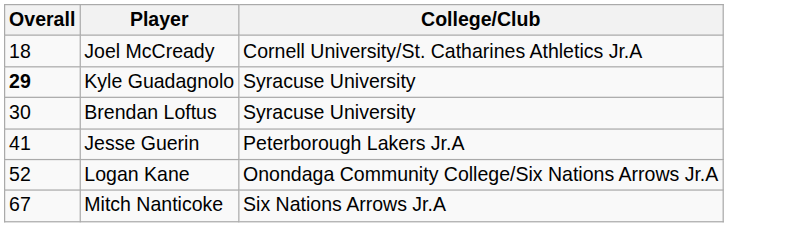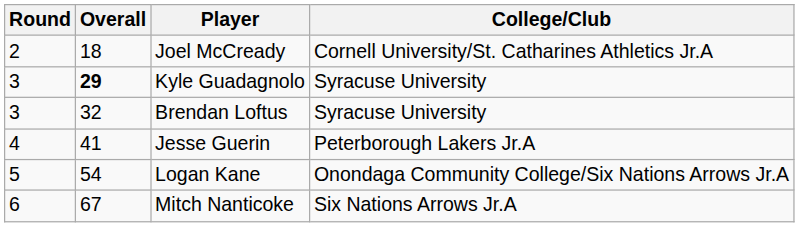+ column: (40, 19)
(20, 112) 30 -> (91, 112) 32
(20, 174) 52 -> (91, 174) 54
